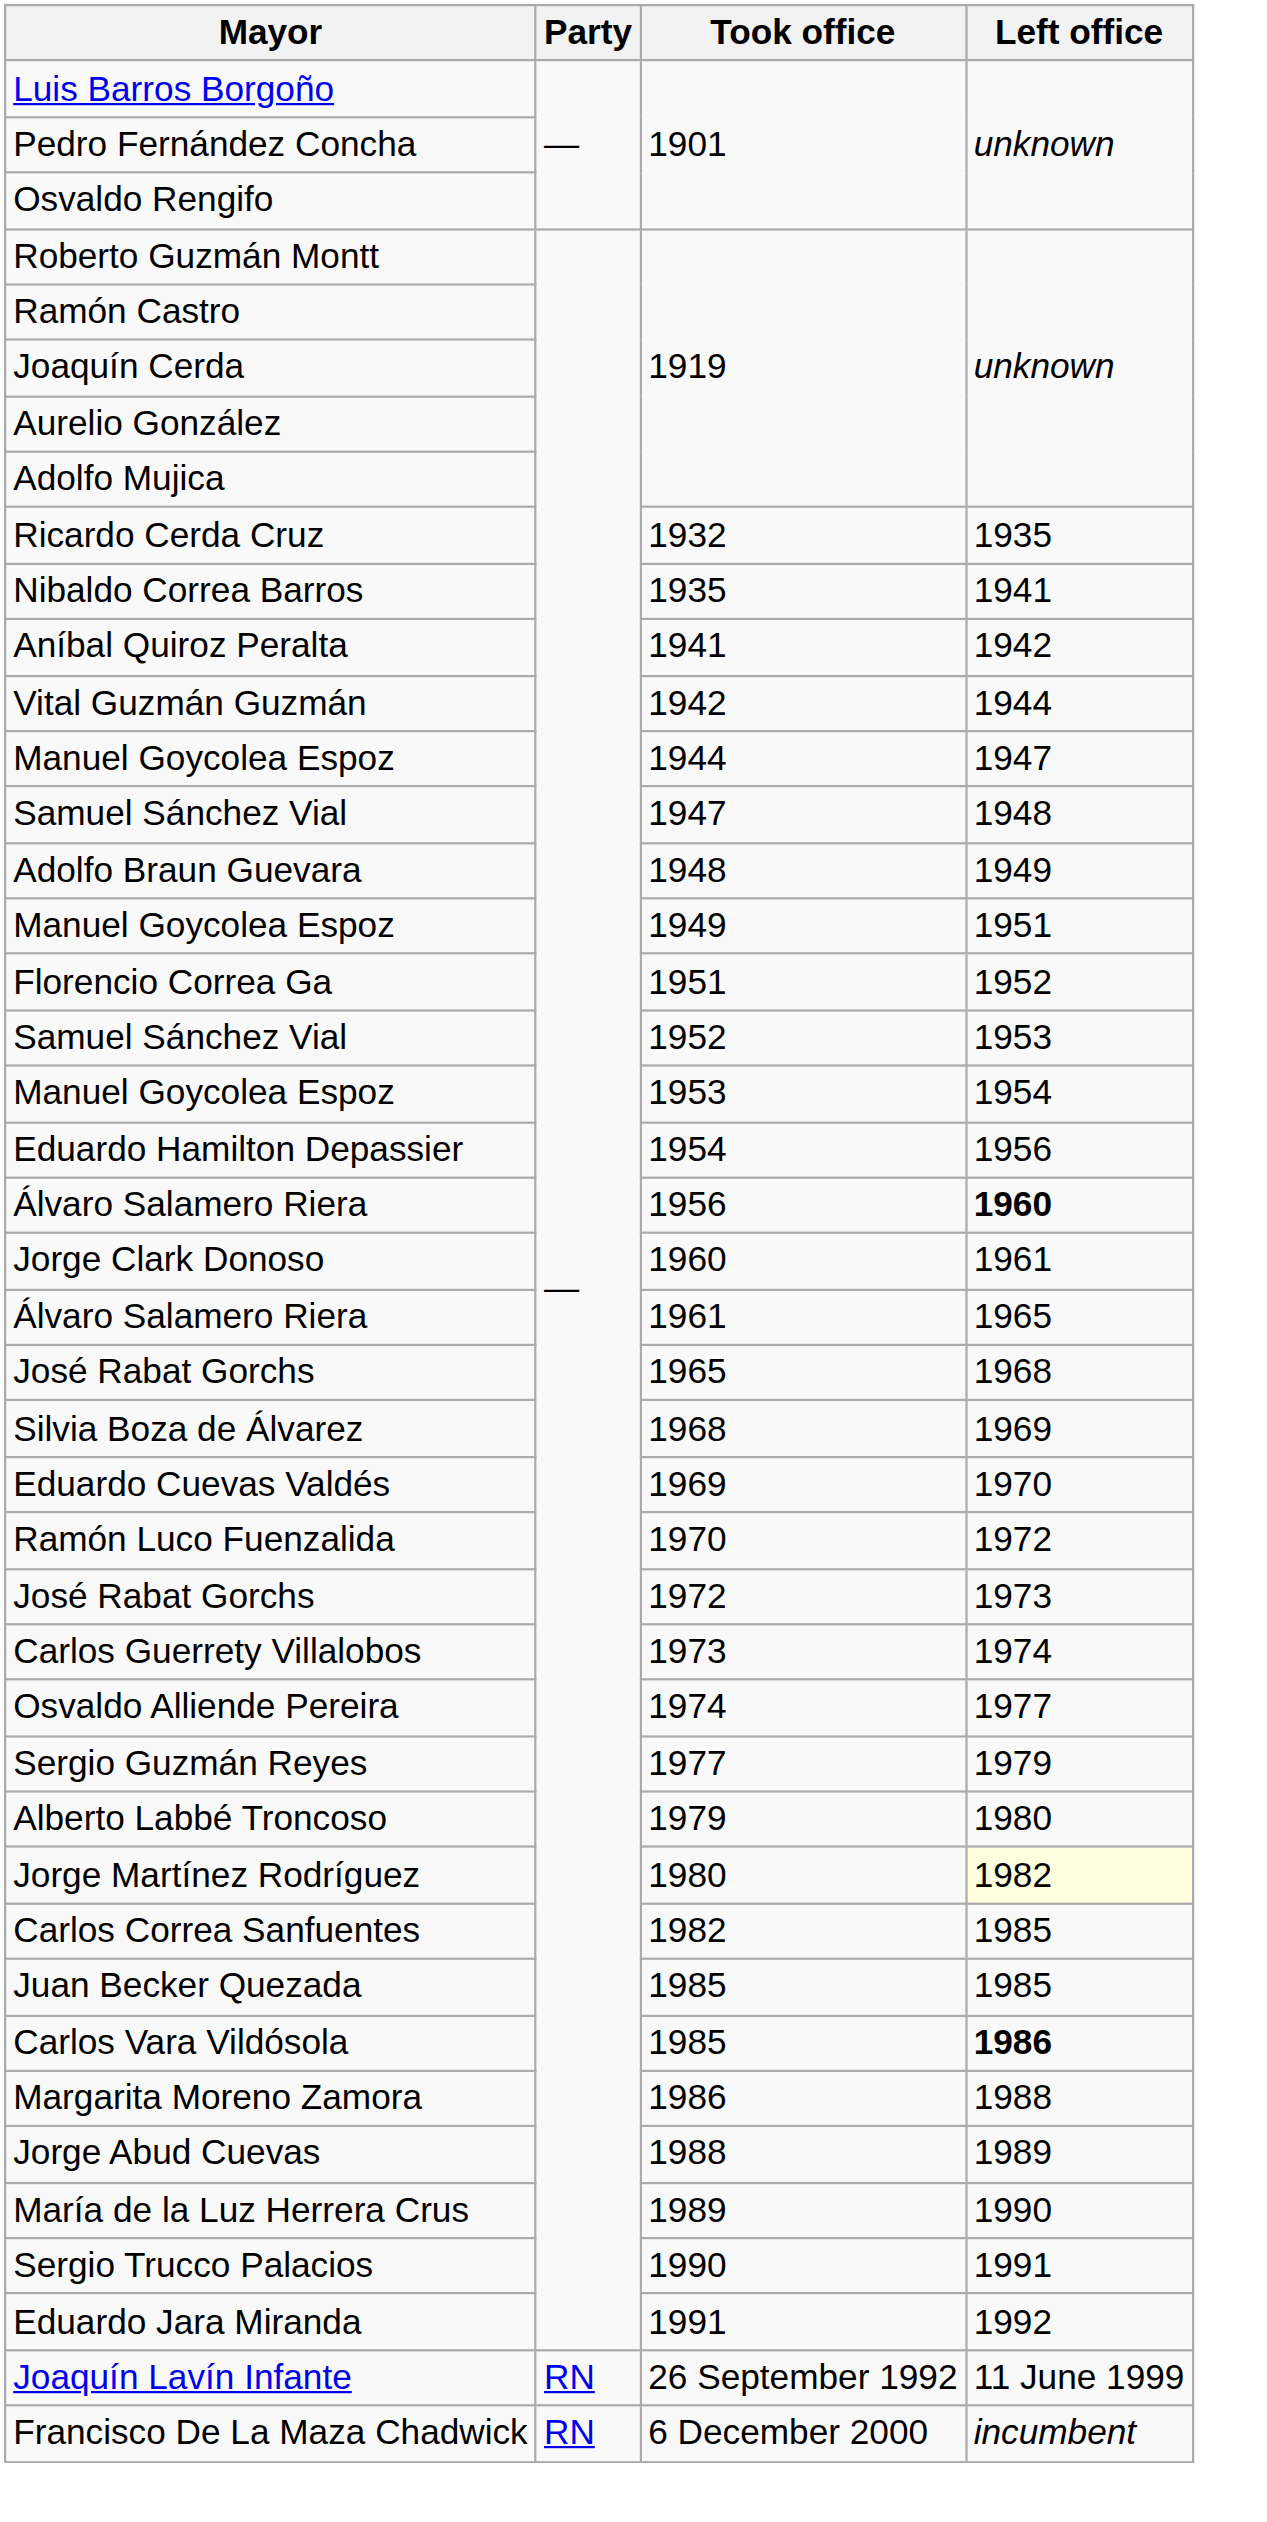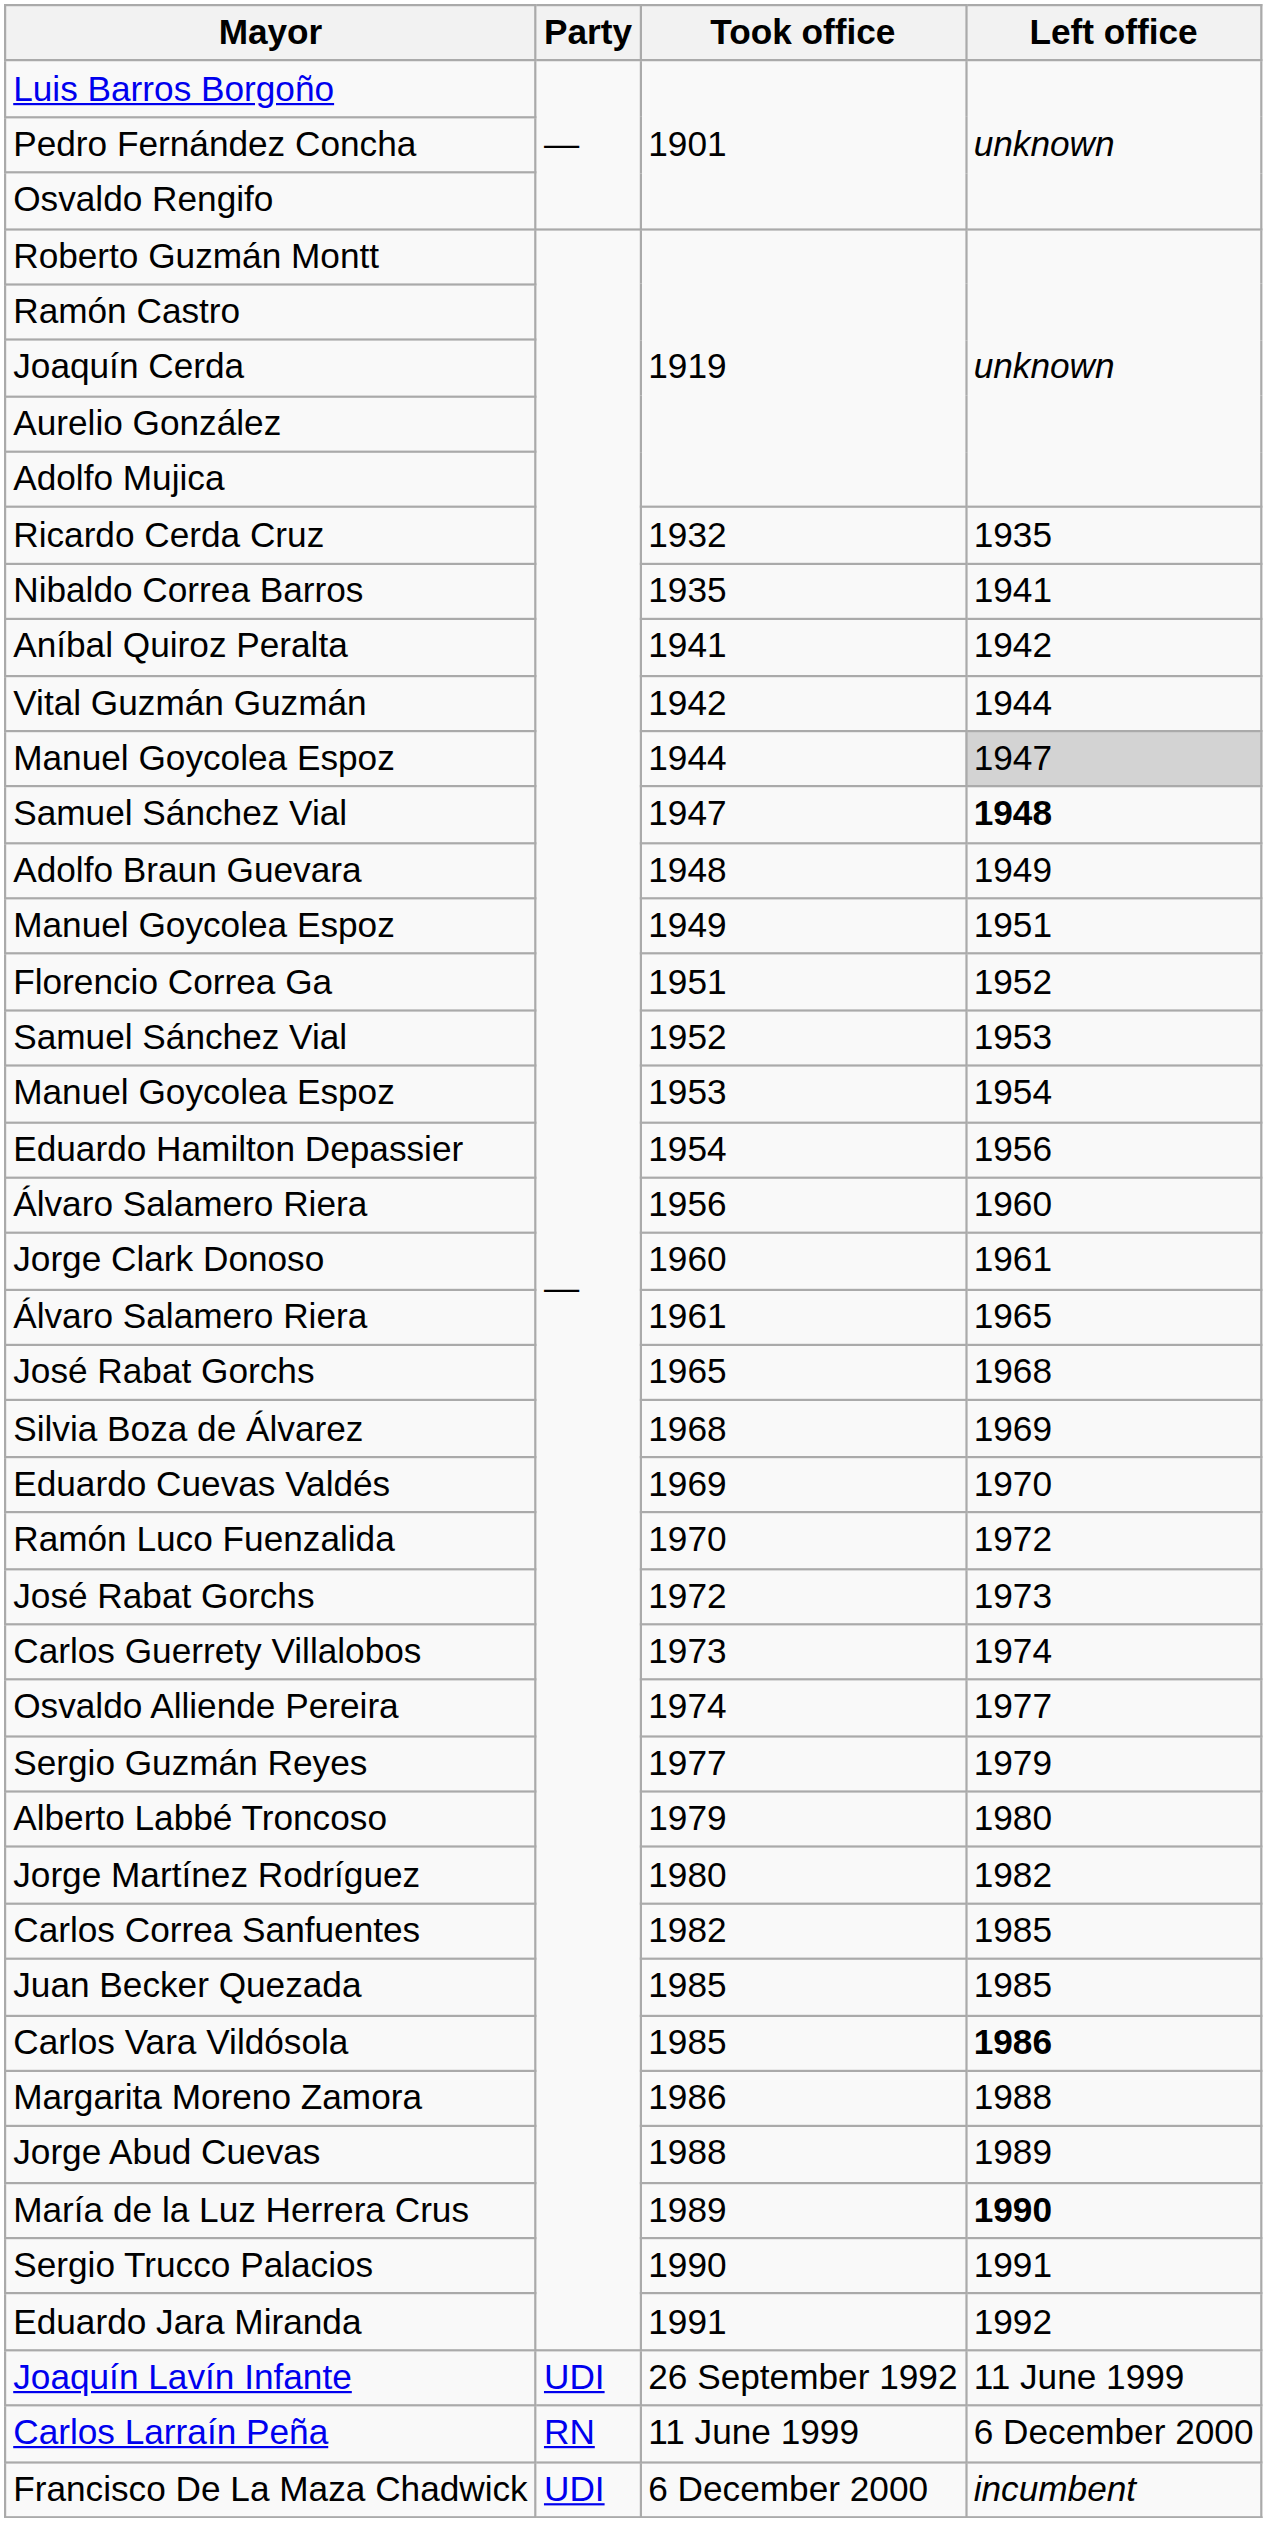(1013, 758) no background -> (1013, 758) lightgrey background
(1013, 813) normal -> (1013, 813) bold
(1013, 1204) bold -> (1013, 1204) normal
(1013, 1874) lightyellow background -> (1013, 1874) no background
(1013, 2209) normal -> (1013, 2209) bold
(569, 2377) RN -> (574, 2377) UDI
+ row: (171, 2432)
(569, 2432) RN -> (574, 2488) UDI
